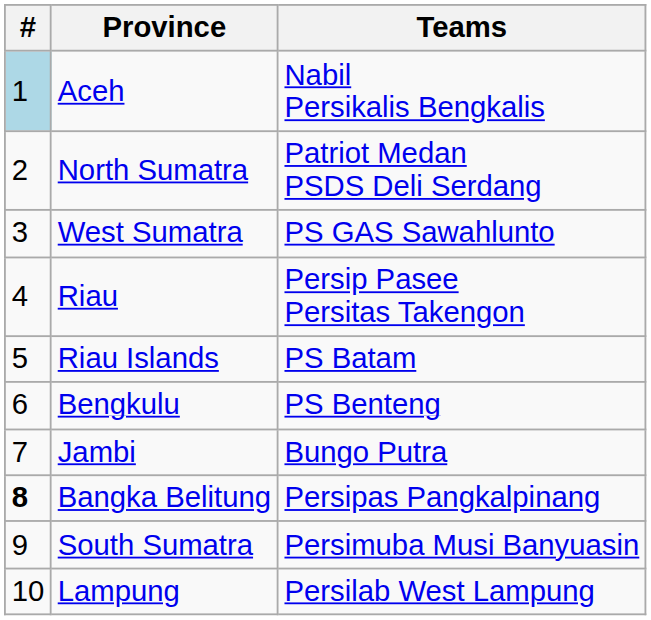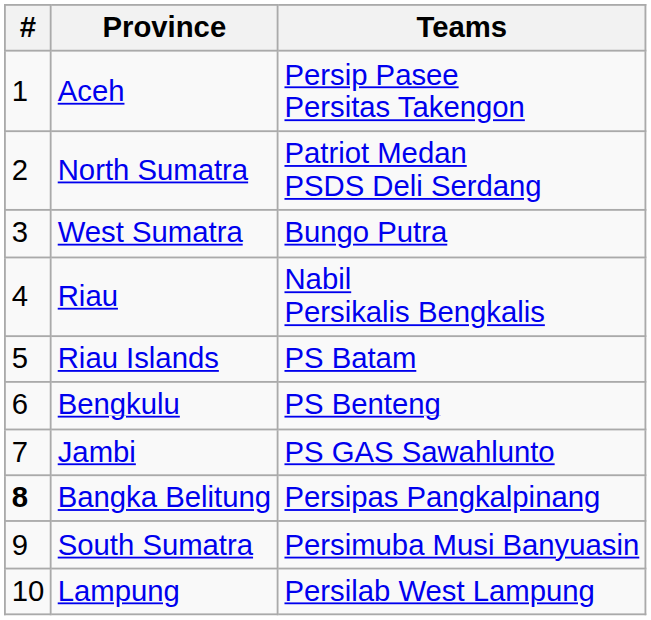(20, 90) lightblue background -> (20, 90) no background
(415, 90) Nabil Persikalis Bengkalis -> (405, 90) Persip Pasee Persitas Takengon
(420, 232) PS GAS Sawahlunto -> (366, 232) Bungo Putra
(405, 295) Persip Pasee Persitas Takengon -> (415, 295) Nabil Persikalis Bengkalis
(366, 451) Bungo Putra -> (420, 451) PS GAS Sawahlunto
